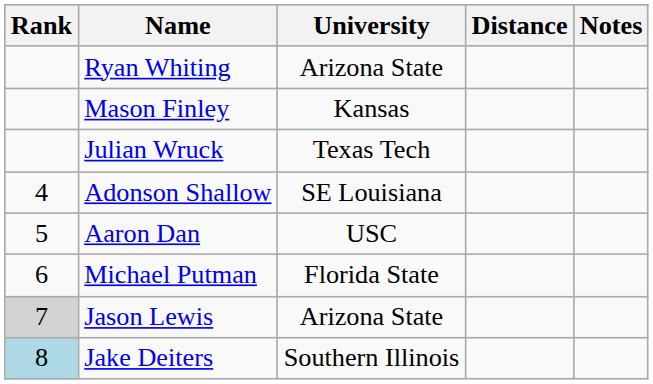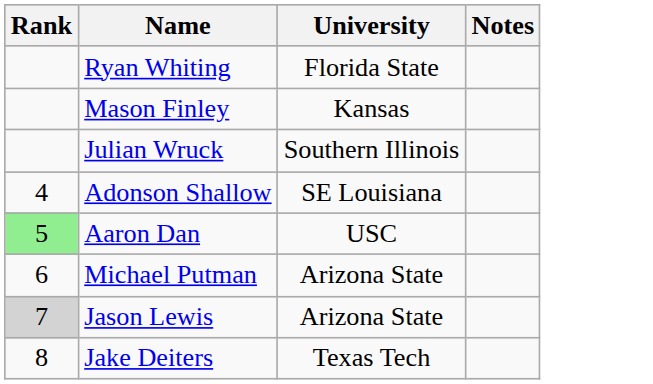- column: (520, 25)
(371, 66) Arizona State -> (371, 66) Florida State
(371, 150) Texas Tech -> (372, 150) Southern Illinois
(41, 233) no background -> (41, 233) lightgreen background
(371, 274) Florida State -> (371, 274) Arizona State
(41, 358) lightblue background -> (41, 358) no background
(372, 358) Southern Illinois -> (371, 358) Texas Tech
